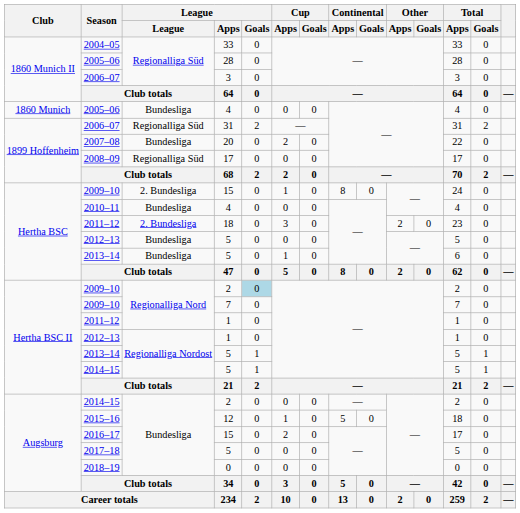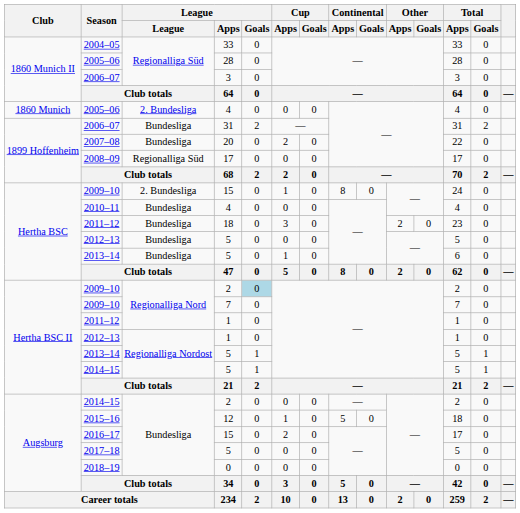(168, 110) Bundesliga -> (168, 110) 2. Bundesliga
(168, 126) Regionalliga Süd -> (168, 126) Bundesliga
(168, 223) 2. Bundesliga -> (168, 223) Bundesliga
